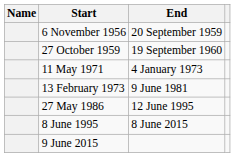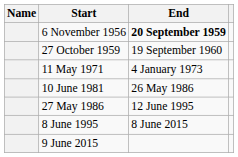(177, 32) normal -> (179, 32) bold
- row: (83, 87)
+ row: (73, 87)
